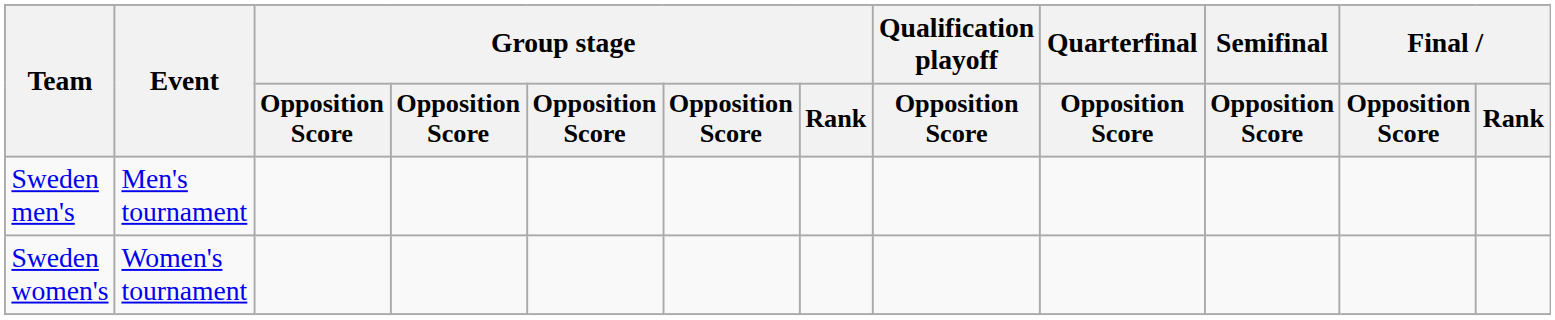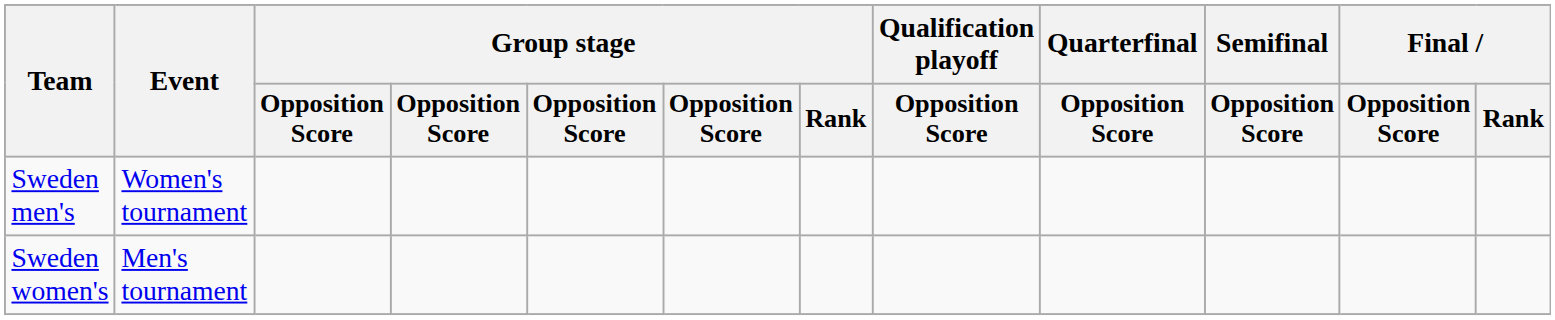(184, 196) Men's tournament -> (184, 196) Women's tournament
(184, 274) Women's tournament -> (184, 274) Men's tournament
